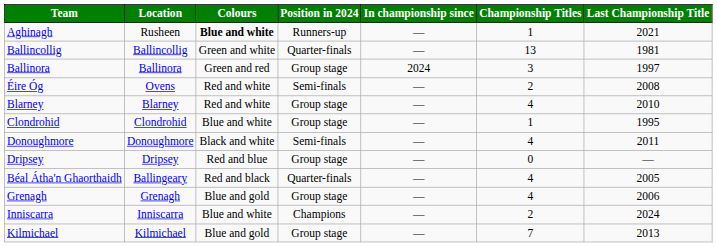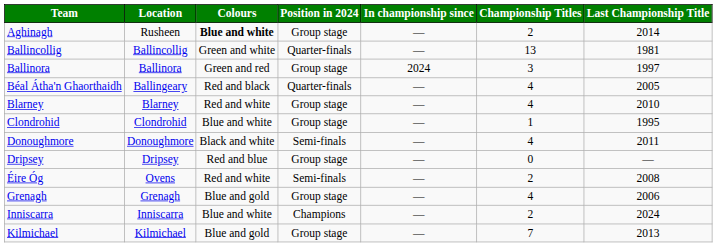(319, 31) Runners-up -> (319, 31) Group stage
(530, 31) 1 -> (530, 31) 2
(648, 31) 2021 -> (648, 31) 2014
rows swapped: (64, 178) <-> (25, 86)
